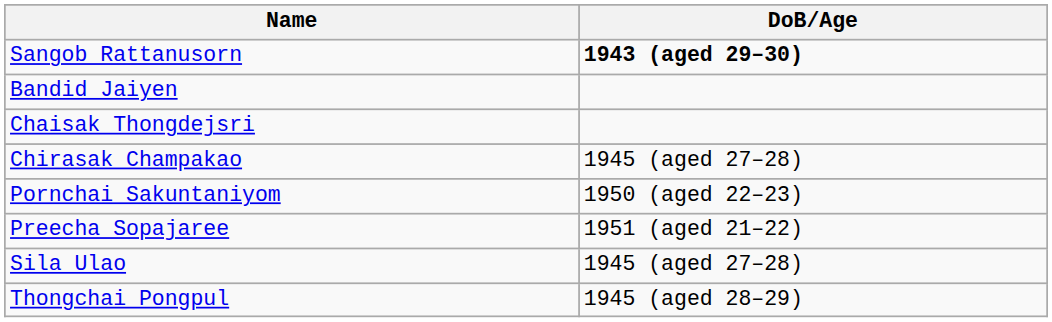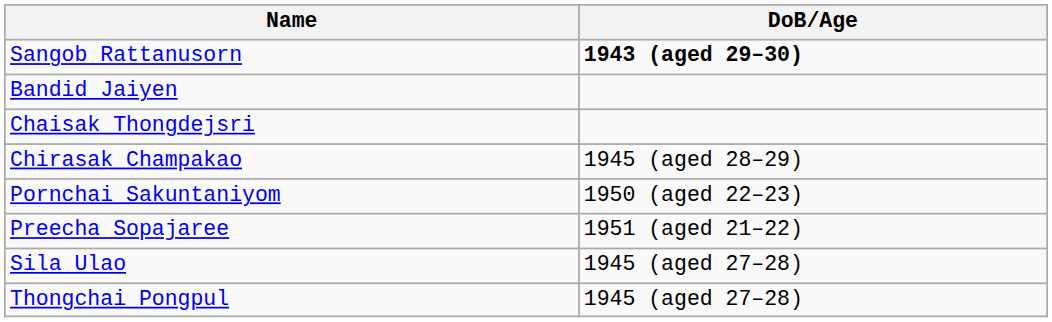(693, 161) 1945 (aged 27–28) -> (693, 161) 1945 (aged 28–29)
(693, 300) 1945 (aged 28–29) -> (693, 300) 1945 (aged 27–28)
